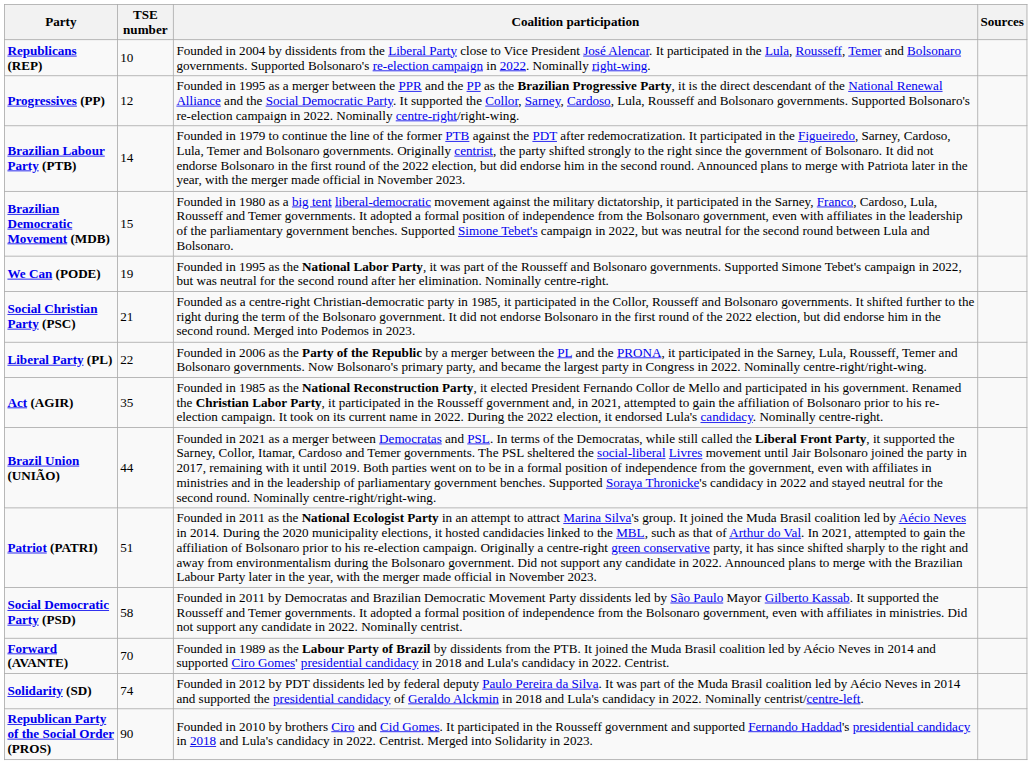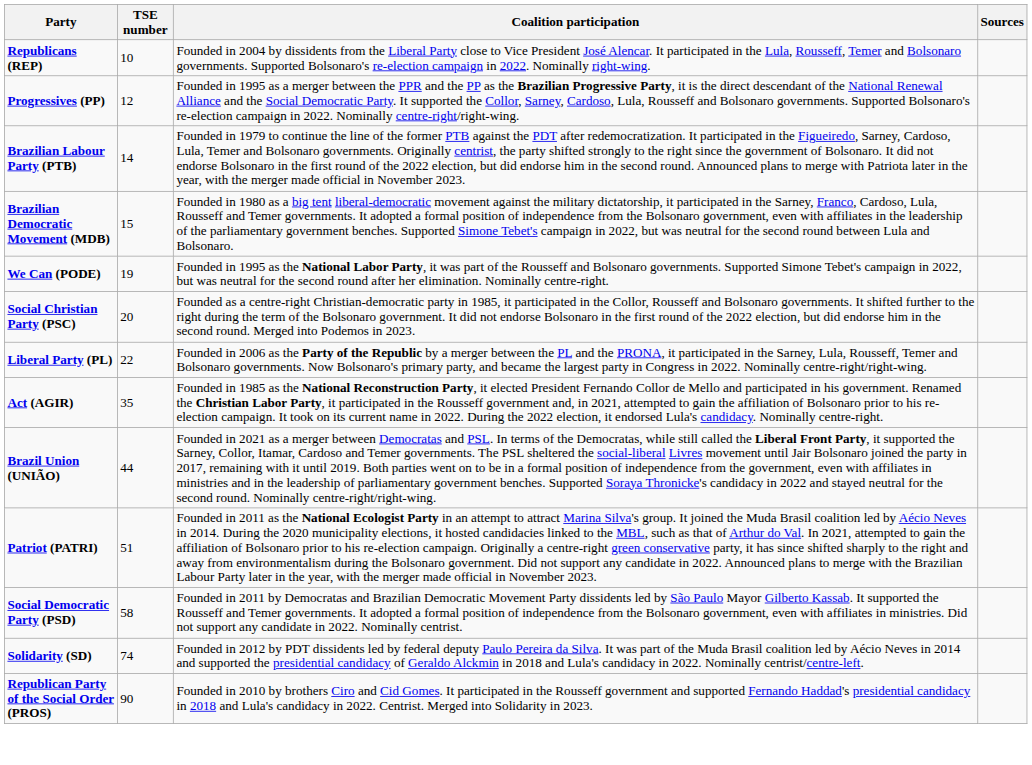(127, 316) 21 -> (127, 316) 20
- row: (38, 655)
